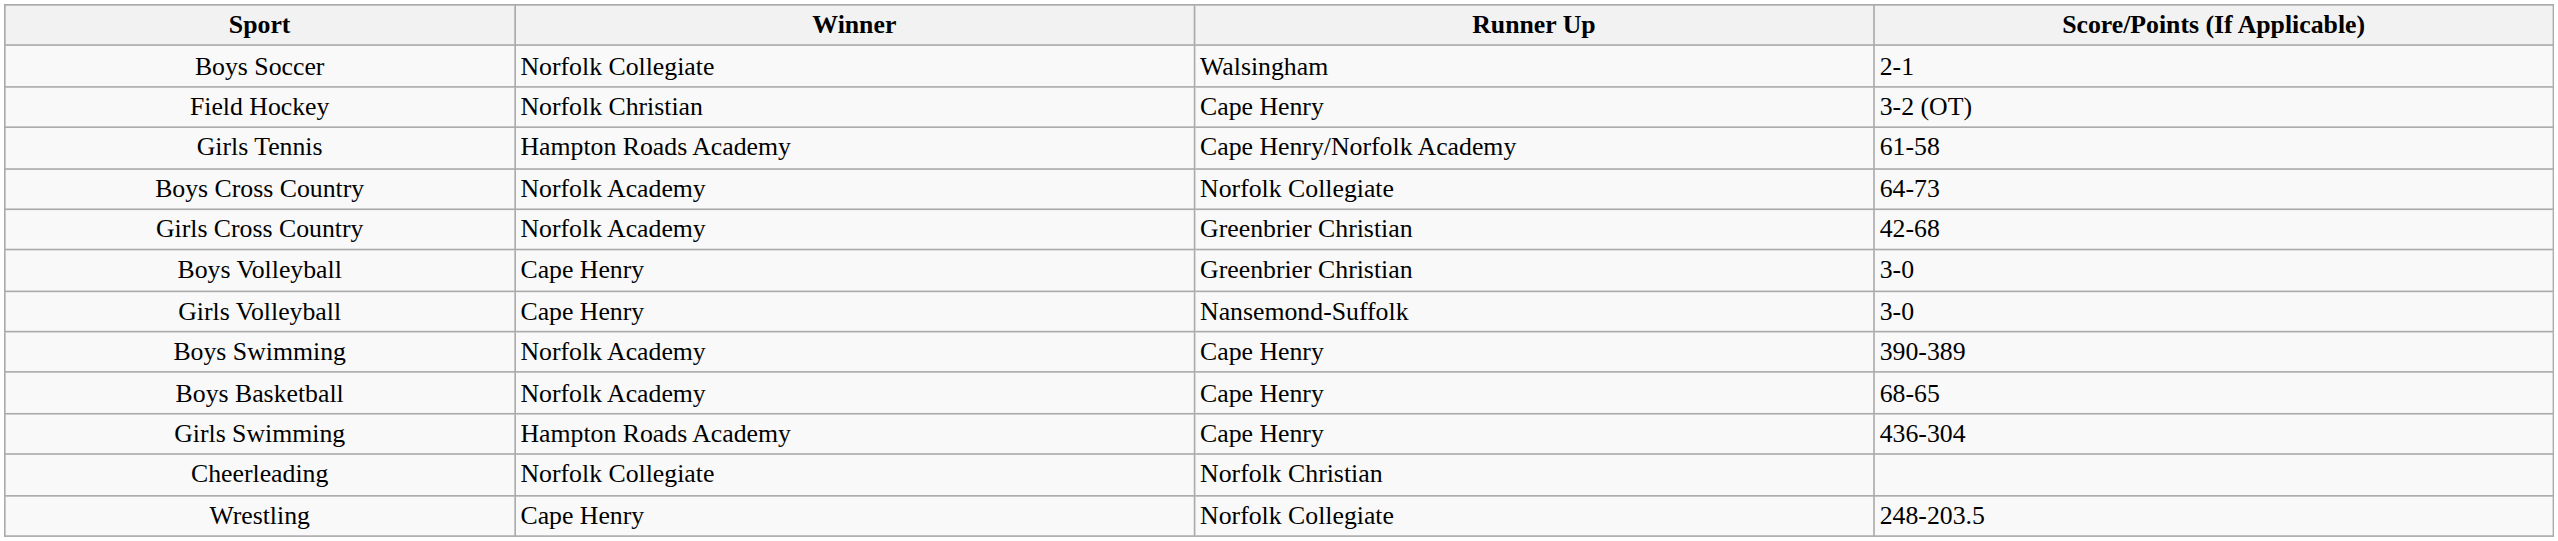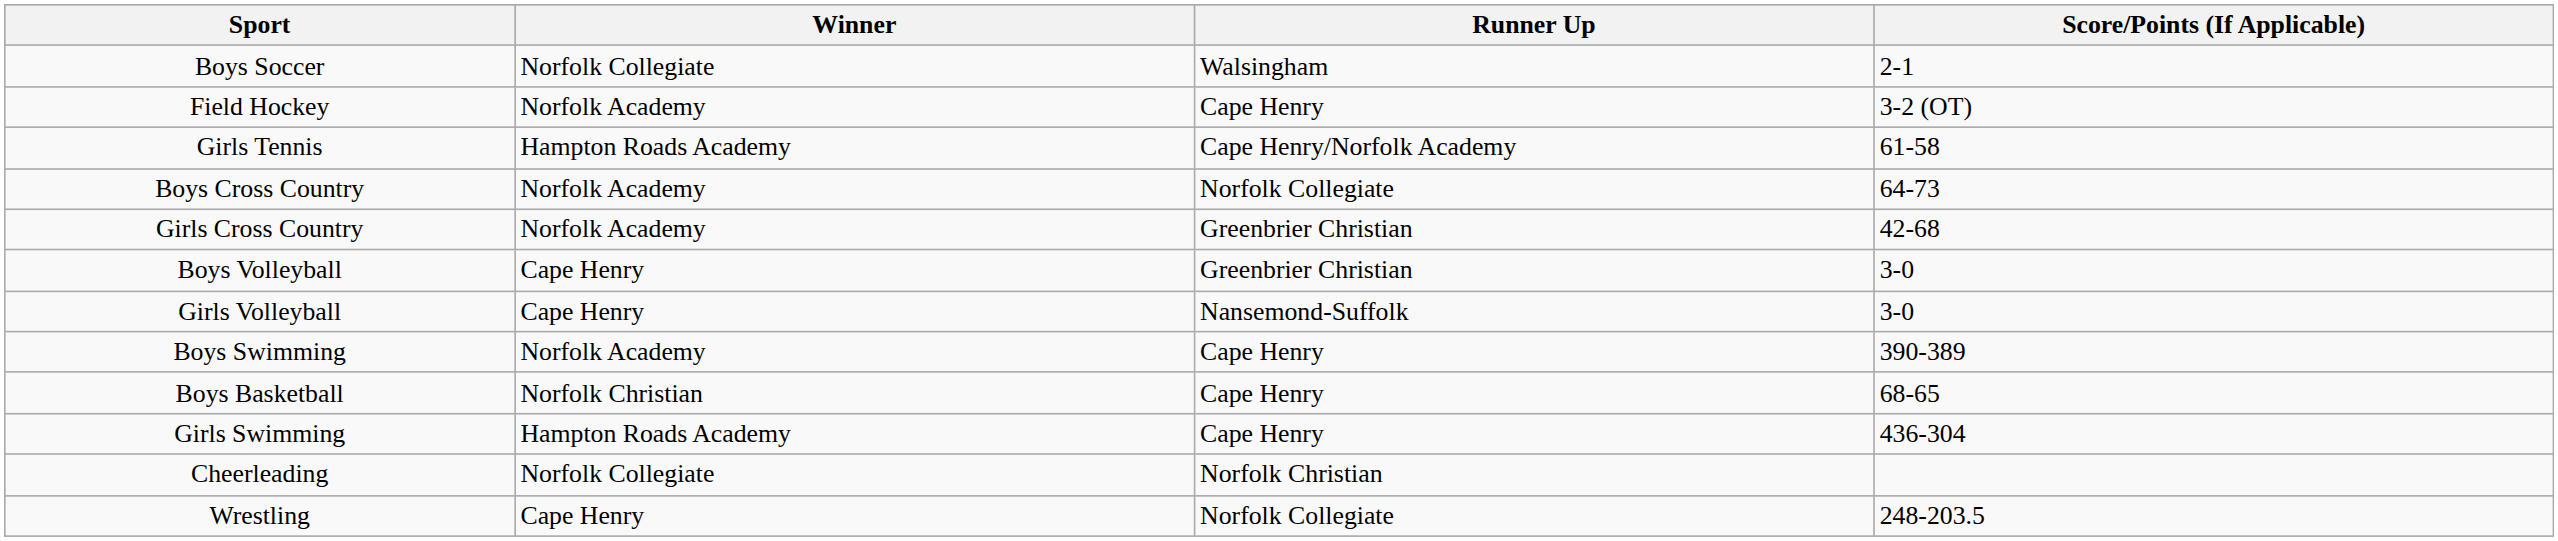(612, 106) Norfolk Christian -> (613, 106) Norfolk Academy
(613, 392) Norfolk Academy -> (612, 392) Norfolk Christian
